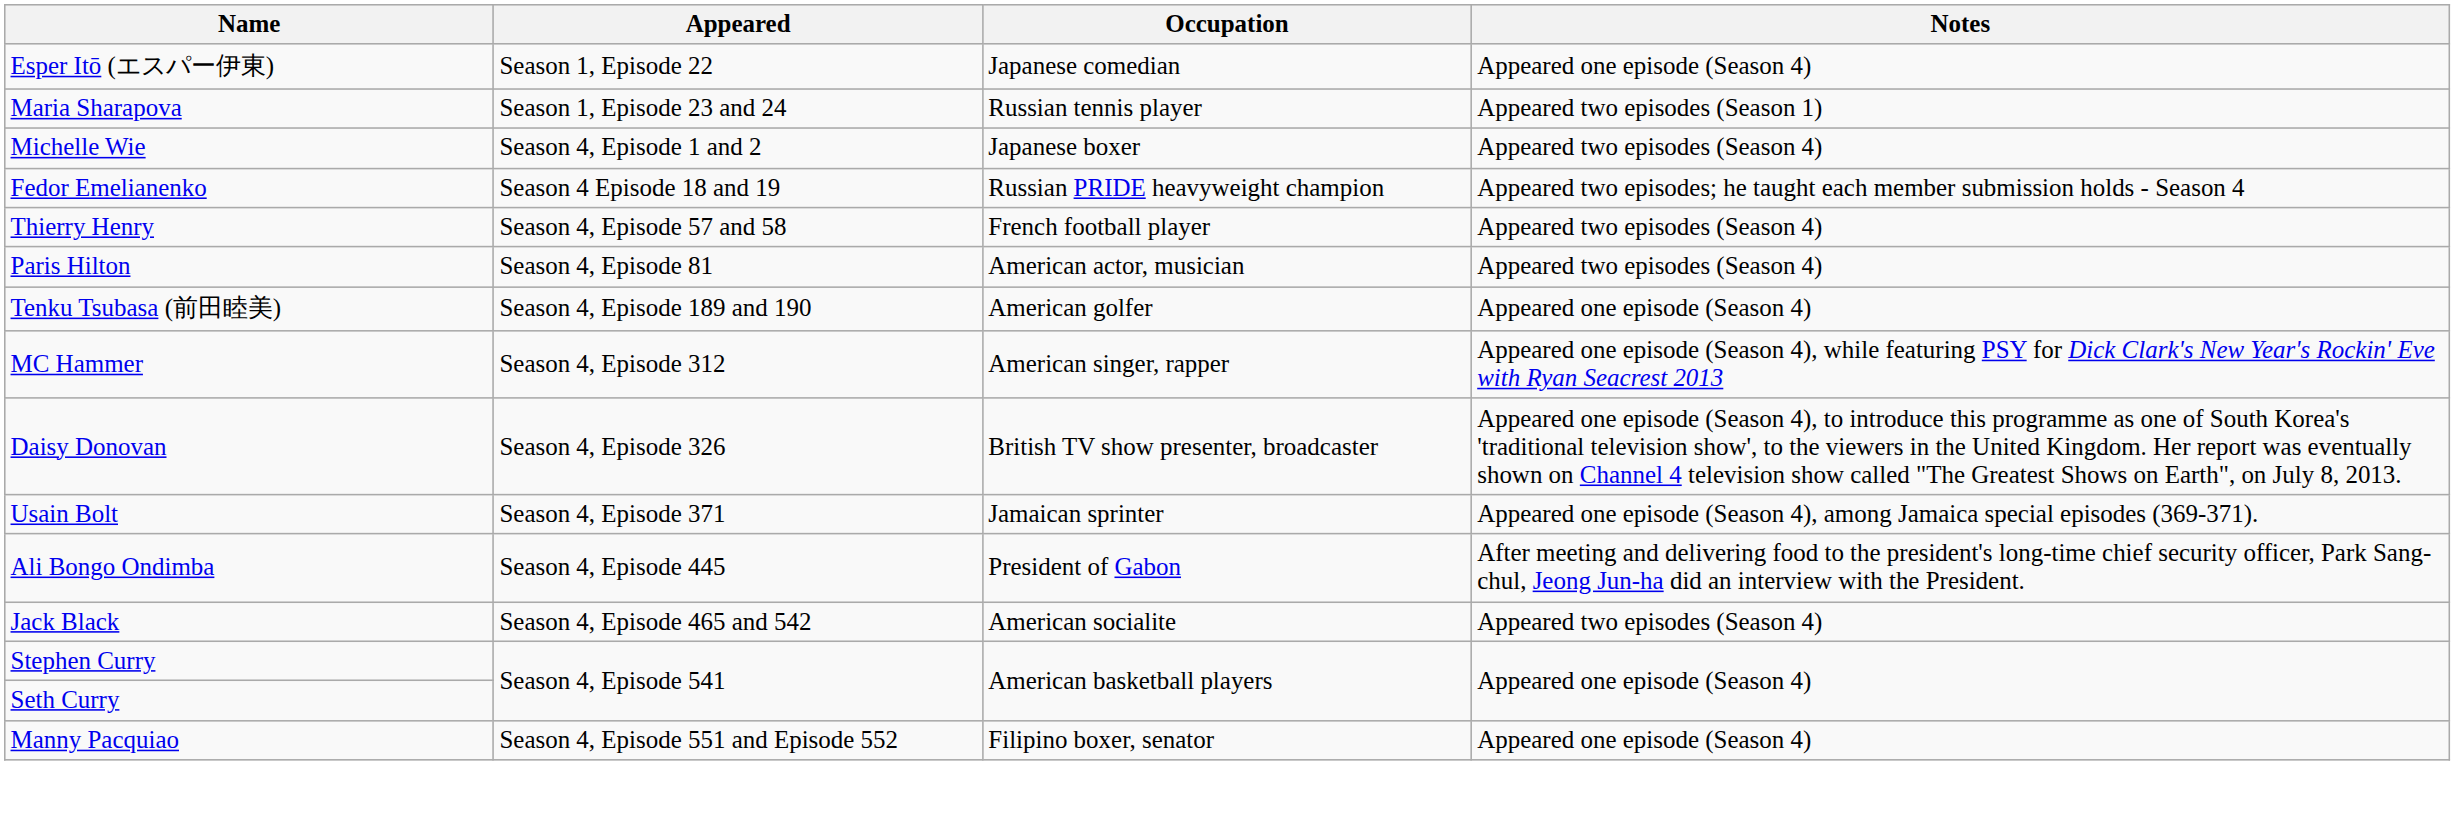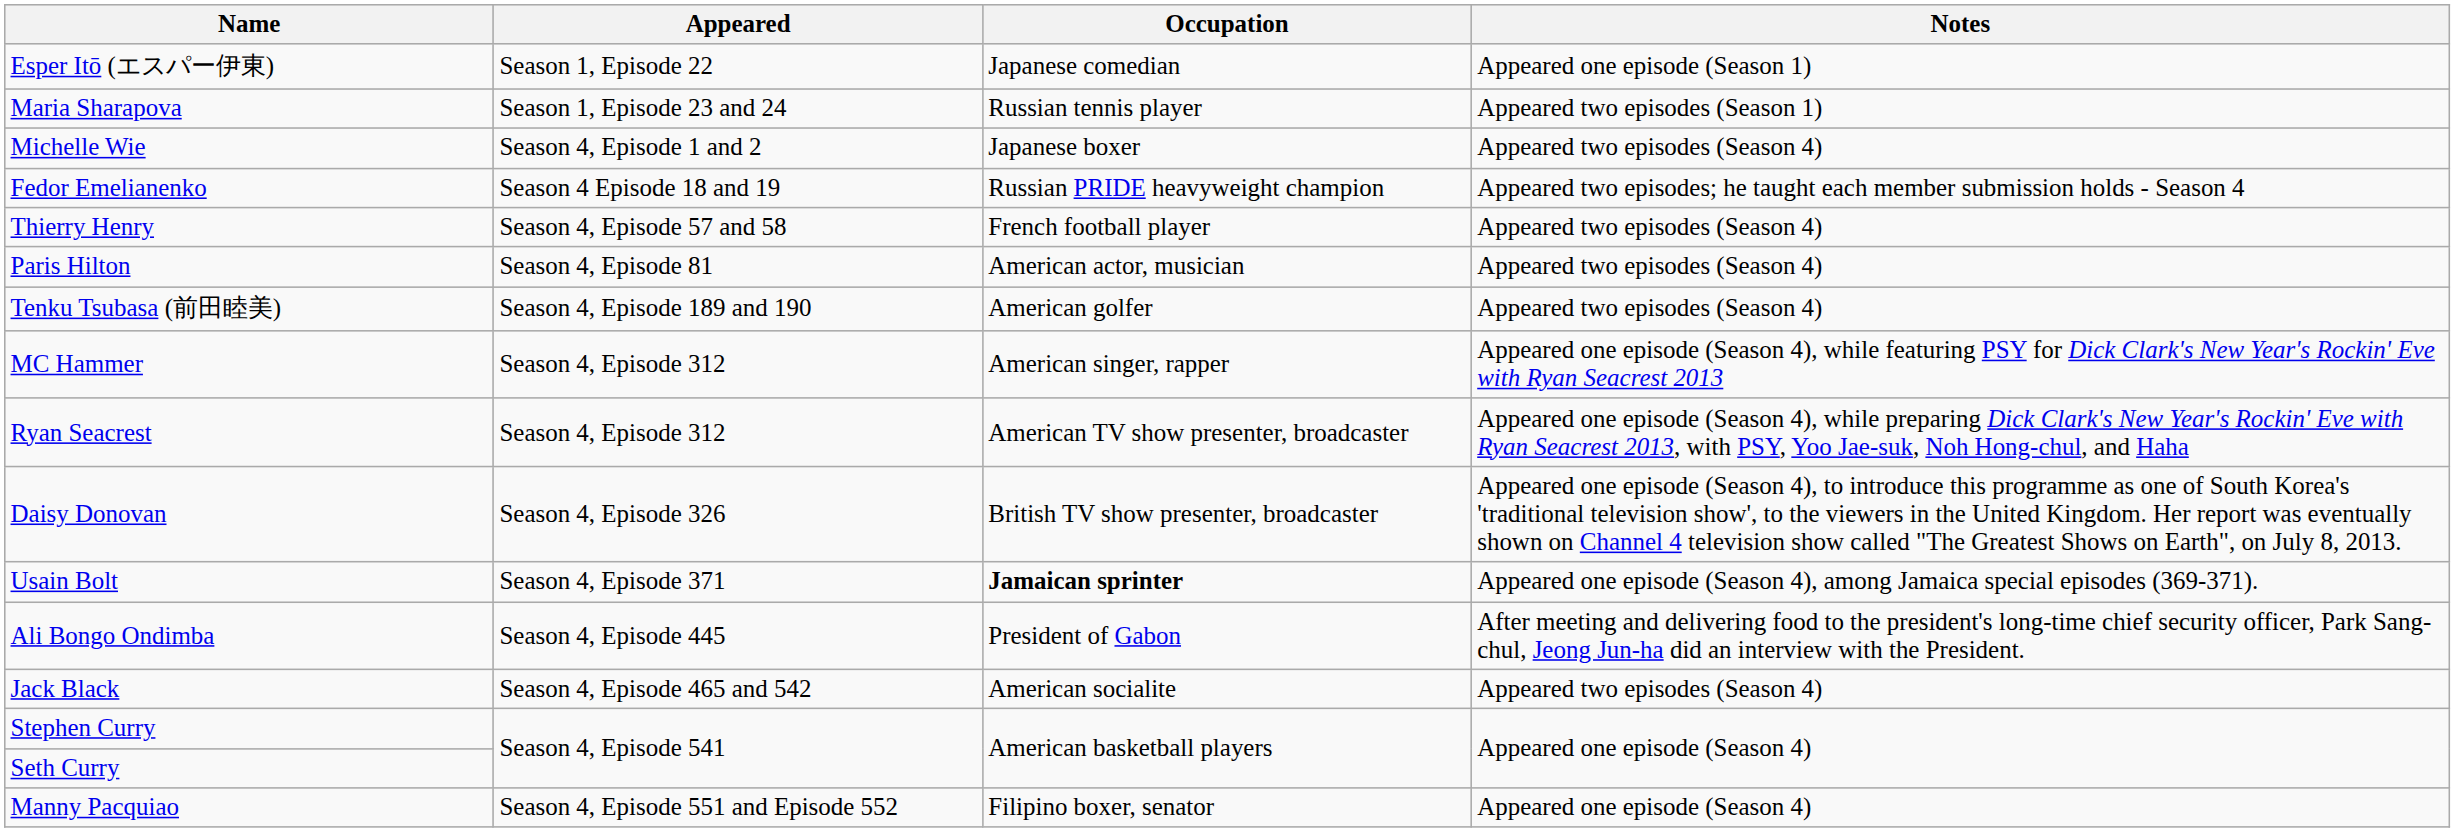(1644, 66) Appeared one episode (Season 4) -> (1644, 66) Appeared one episode (Season 1)
(1644, 308) Appeared one episode (Season 4) -> (1650, 308) Appeared two episodes (Season 4)
+ row: (81, 432)
(1076, 513) normal -> (1086, 581) bold
